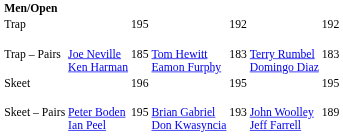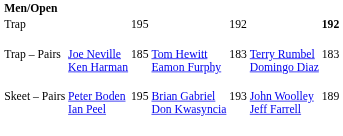(331, 24) normal -> (331, 24) bold
- row: (17, 83)
